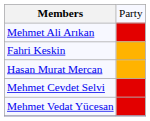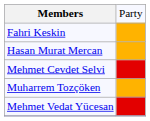- row: (51, 32)
+ row: (54, 88)
